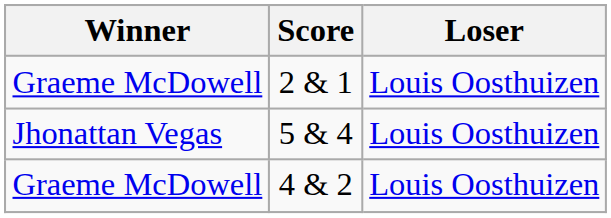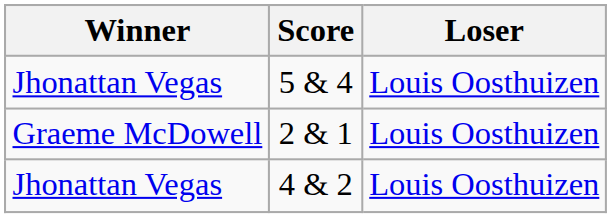rows swapped: (316, 81) <-> (316, 133)
(137, 184) Graeme McDowell -> (117, 184) Jhonattan Vegas
